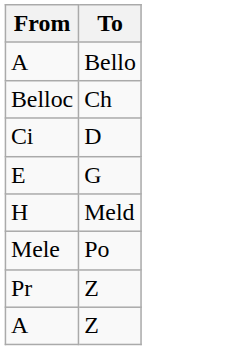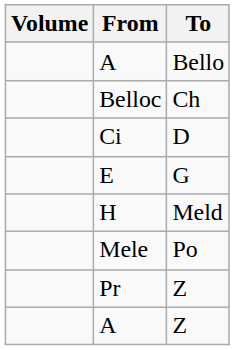+ column: (50, 23)
